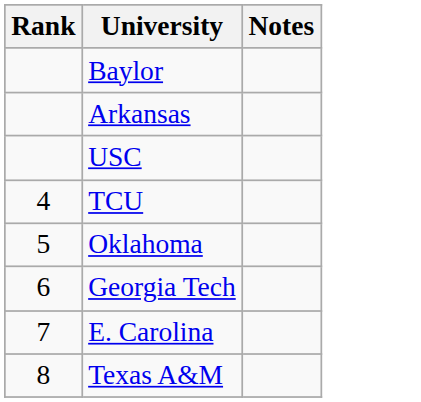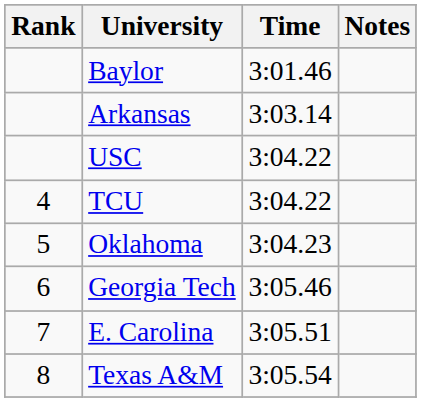+ column: (290, 26)
